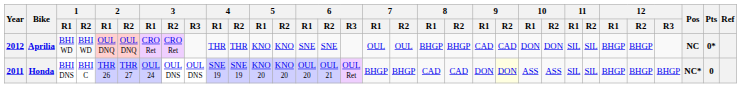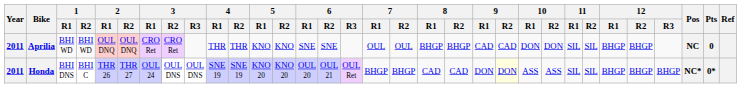(15, 46) 2012 -> (15, 46) 2011
(711, 46) 0* -> (711, 46) 0
(711, 71) 0 -> (711, 71) 0*
